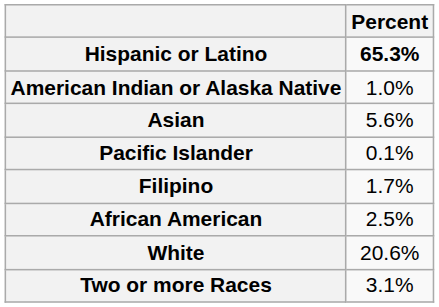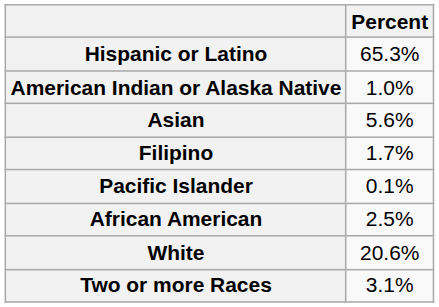(390, 54) bold -> (390, 54) normal
rows swapped: (176, 153) <-> (176, 186)
